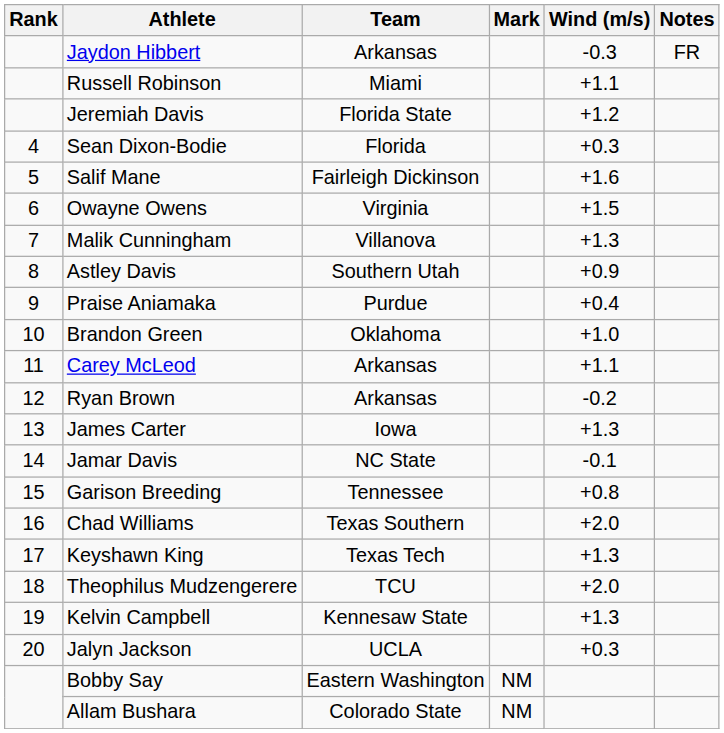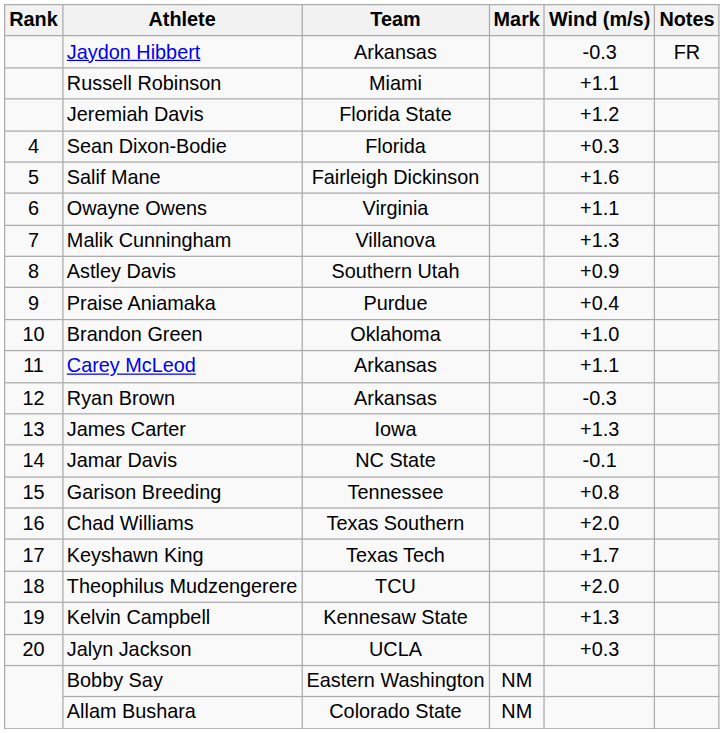(600, 209) +1.5 -> (600, 209) +1.1
(600, 397) -0.2 -> (600, 397) -0.3
(600, 555) +1.3 -> (600, 555) +1.7
